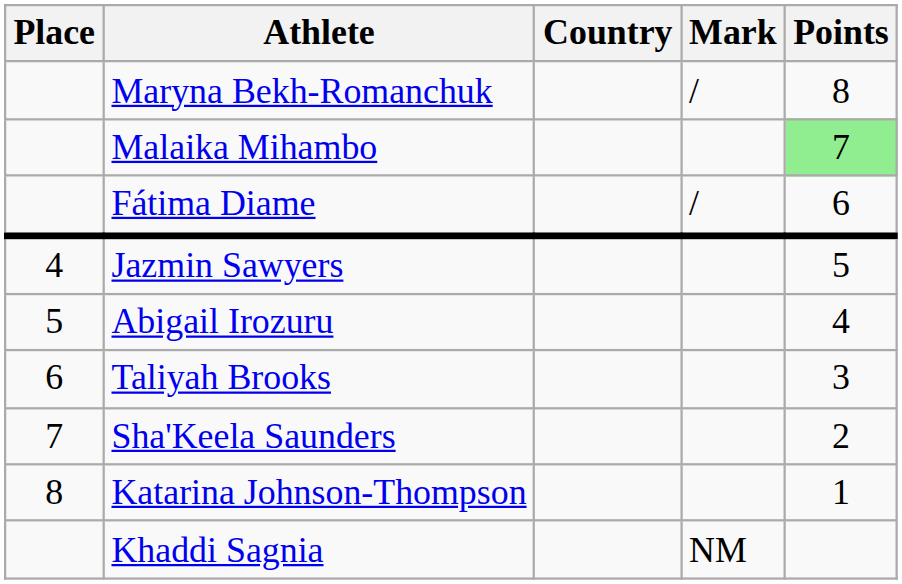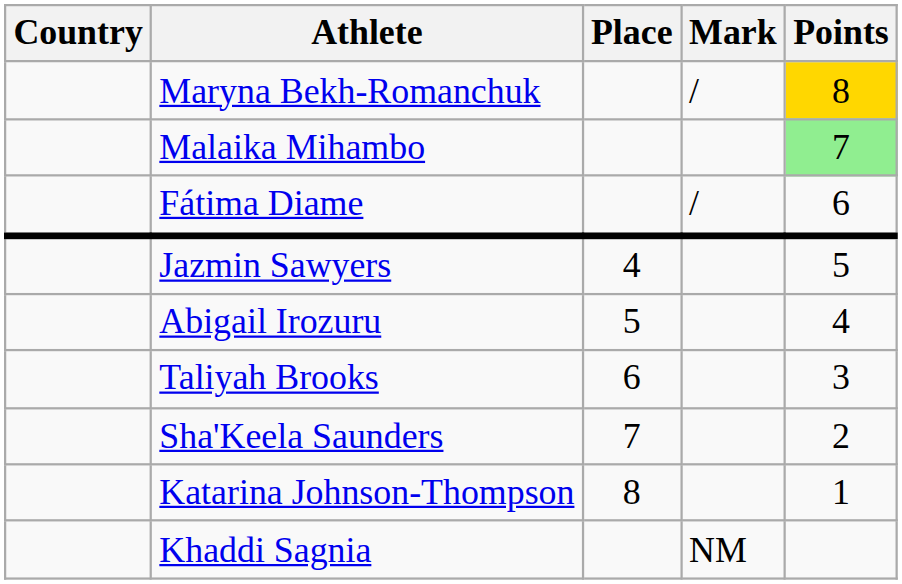columns swapped: (54, 32) <-> (608, 32)
(841, 89) no background -> (841, 89) gold background
